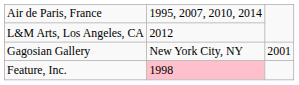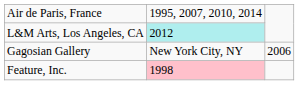(161, 32) no background -> (161, 32) paleturquoise background
(279, 51) 2001 -> (279, 51) 2006
